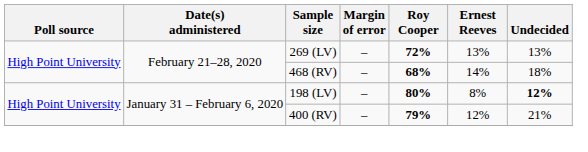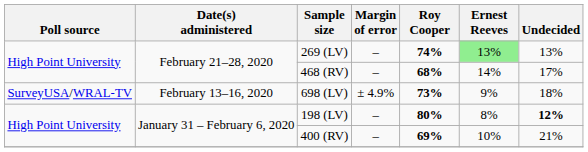(418, 51) 72% -> (430, 51) 74%
(478, 51) no background -> (489, 51) lightgreen background
(540, 72) 18% -> (551, 72) 17%
+ row: (324, 94)
(418, 115) 79% -> (430, 136) 69%
(478, 115) 12% -> (489, 136) 10%
